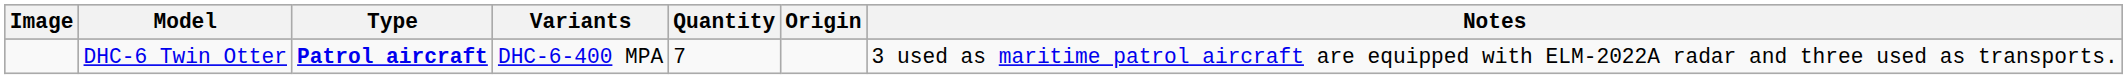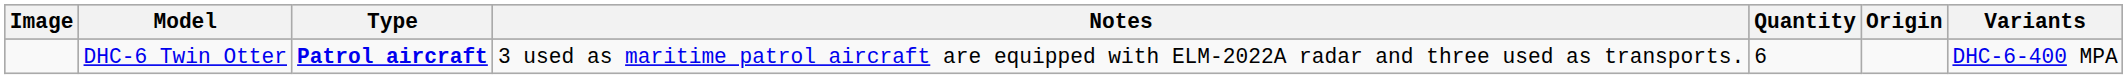columns swapped: (581, 22) <-> (1495, 22)
(680, 57) 7 -> (1761, 57) 6
